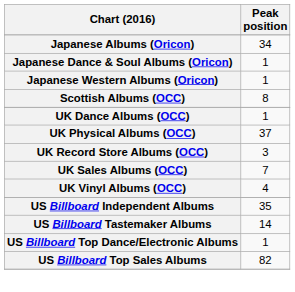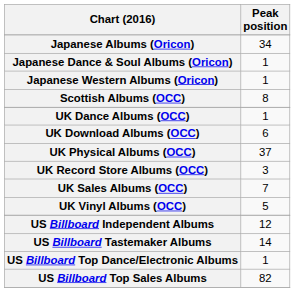+ row: (122, 134)
(265, 188) 4 -> (265, 206) 5
(265, 206) 35 -> (265, 224) 12
